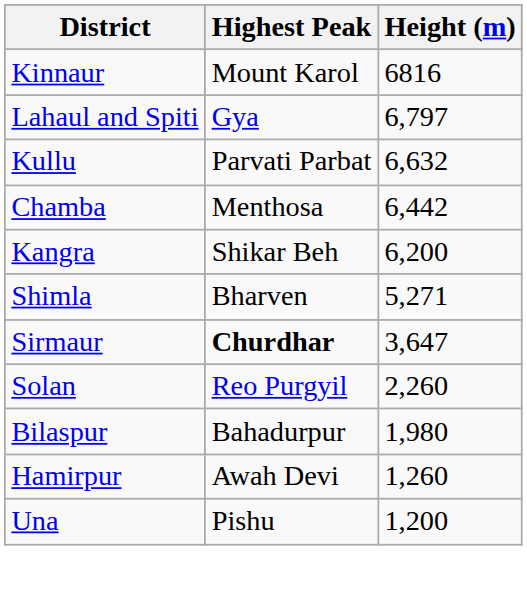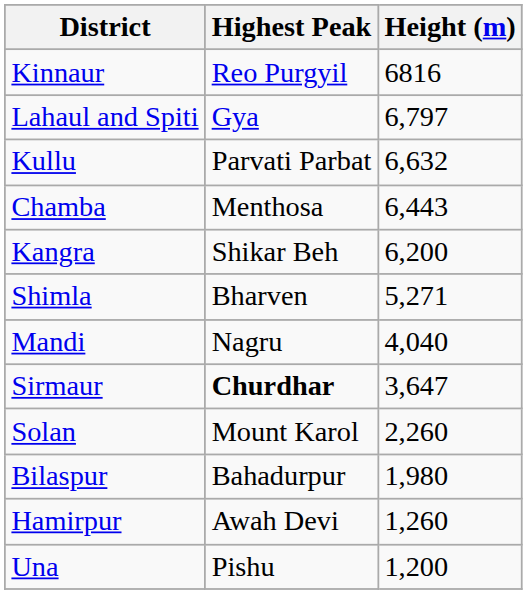(285, 71) Mount Karol -> (279, 71) Reo Purgyil
(416, 206) 6,442 -> (416, 206) 6,443
+ row: (48, 341)
(279, 386) Reo Purgyil -> (285, 431) Mount Karol
